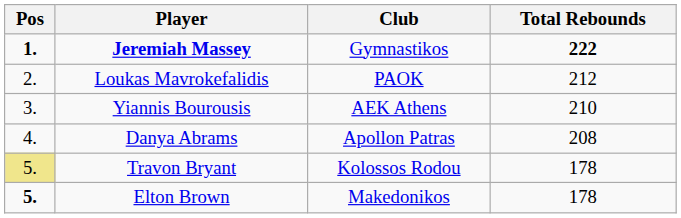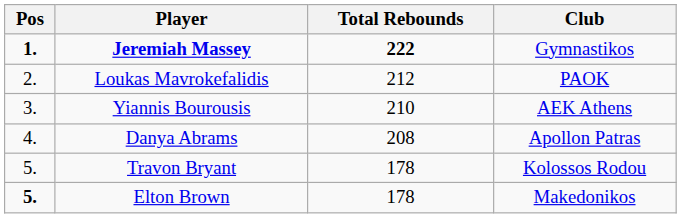columns swapped: (399, 19) <-> (583, 19)
(30, 167) khaki background -> (30, 167) no background
